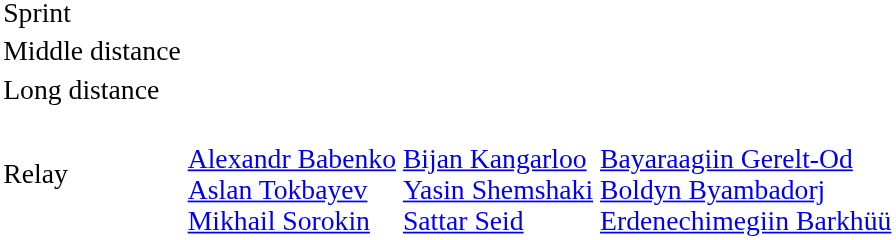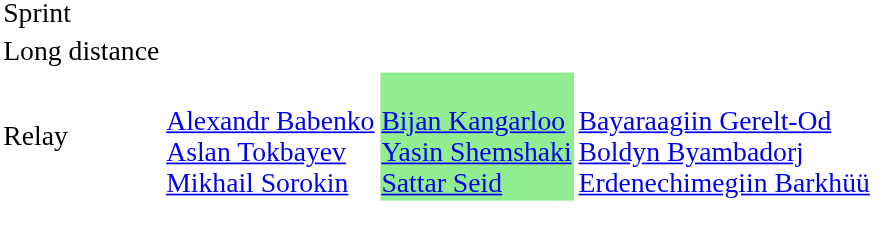- row: (92, 51)
(498, 189) no background -> (476, 151) lightgreen background
